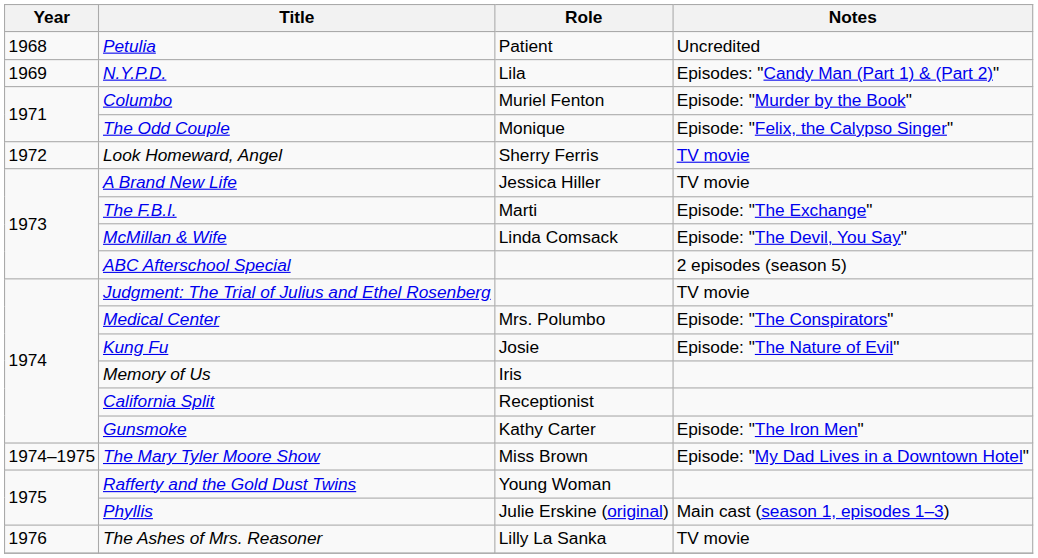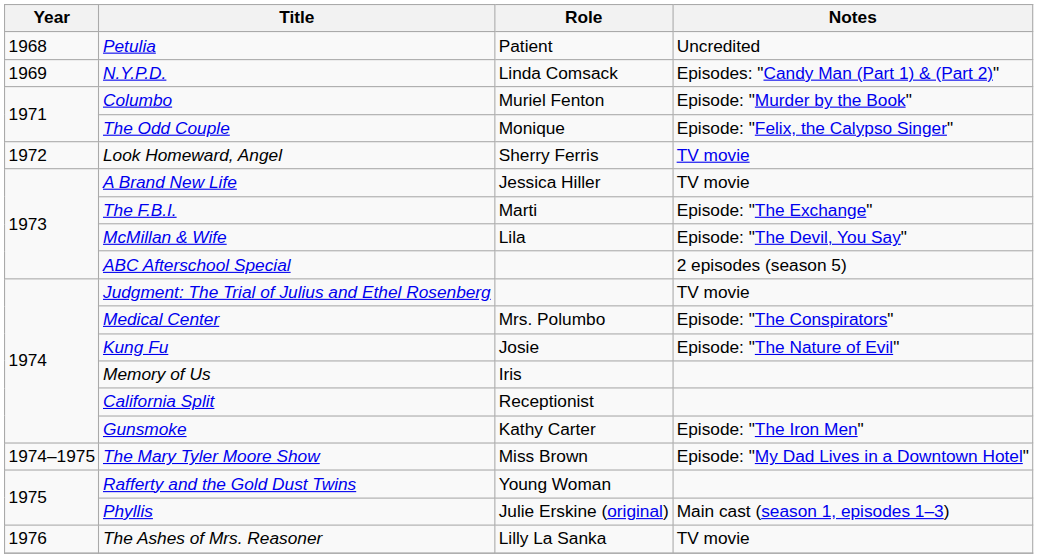(512, 73) Lila -> (558, 73) Linda Comsack
(558, 237) Linda Comsack -> (512, 237) Lila
